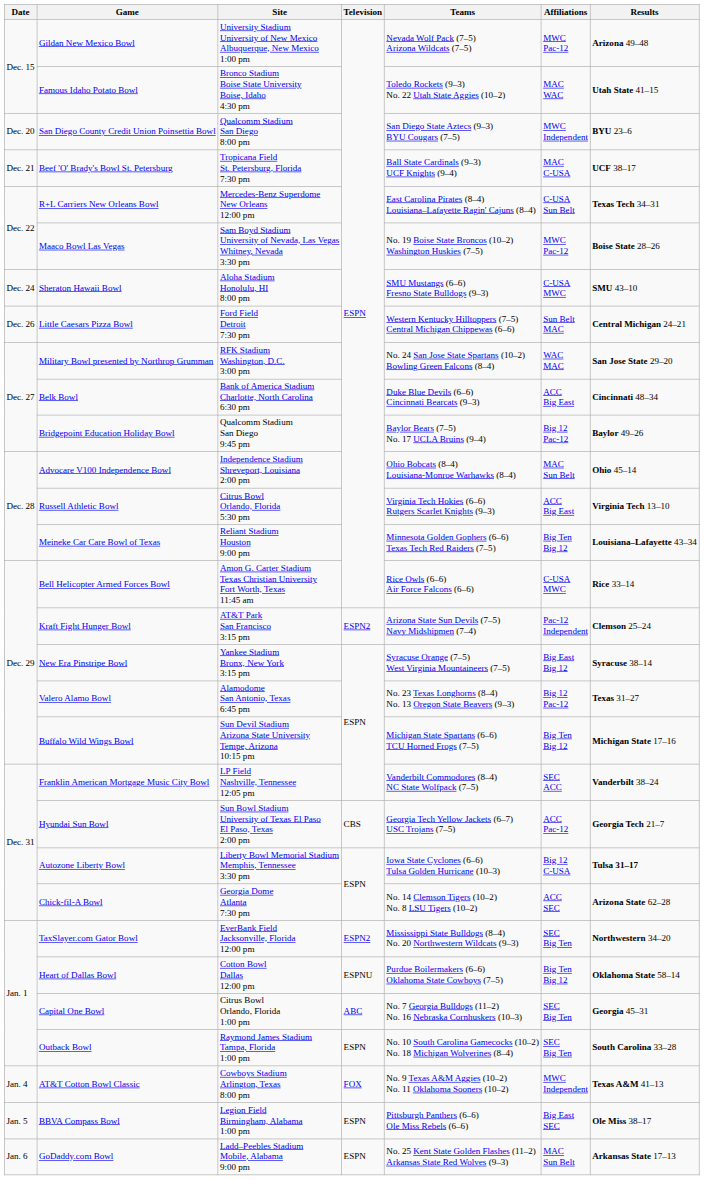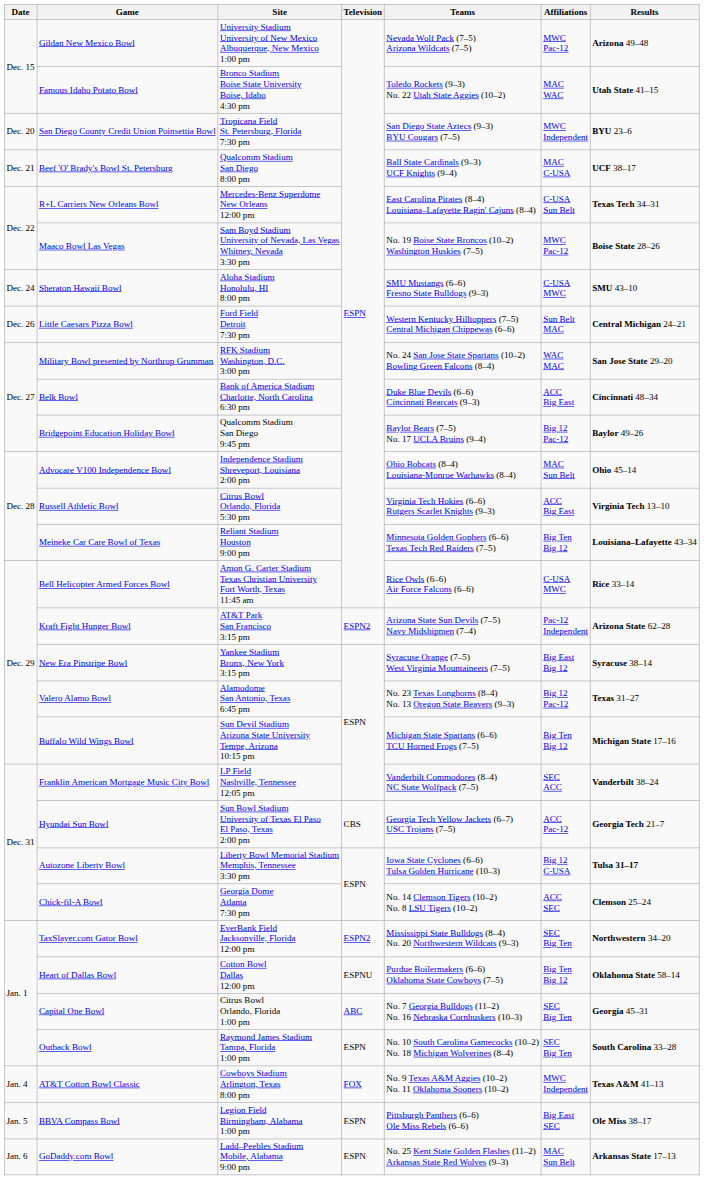(256, 132) Qualcomm Stadium San Diego 8:00 pm -> (261, 132) Tropicana Field St. Petersburg, Florida 7:30 pm
(261, 168) Tropicana Field St. Petersburg, Florida 7:30 pm -> (256, 168) Qualcomm Stadium San Diego 8:00 pm
(622, 626) Clemson 25–24 -> (631, 626) Arizona State 62–28
(631, 902) Arizona State 62–28 -> (622, 902) Clemson 25–24
